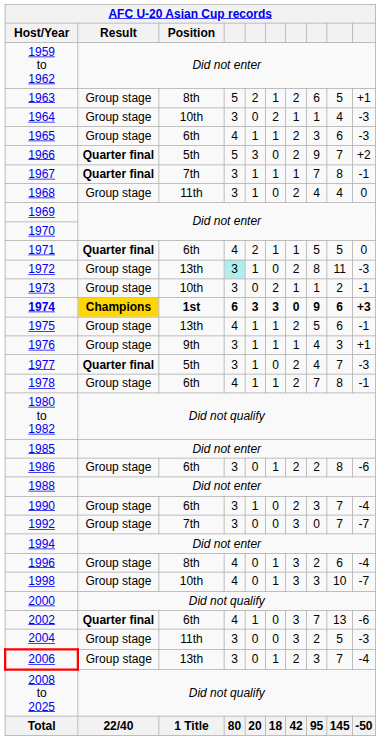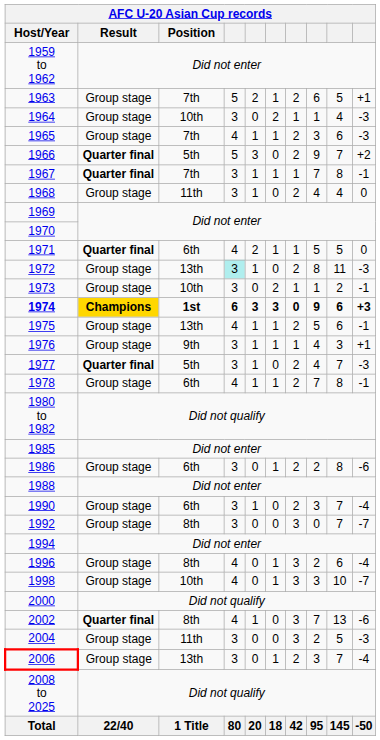(191, 98) 8th -> (191, 98) 7th
(191, 136) 6th -> (191, 136) 7th
(191, 524) 7th -> (191, 524) 8th
(191, 619) 6th -> (191, 619) 8th
